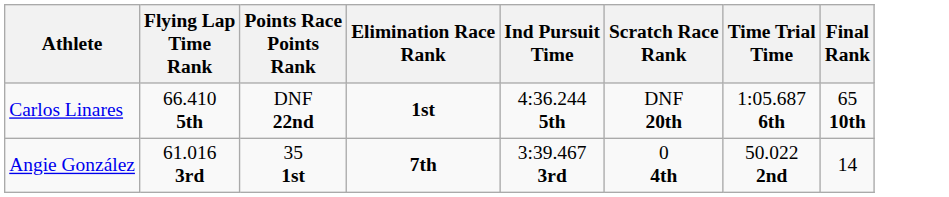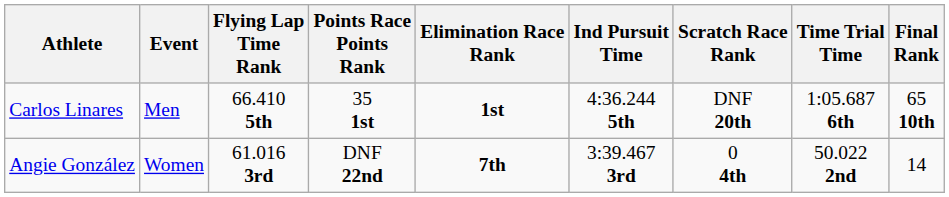+ column: (174, 43)
(293, 110) DNF 22nd -> (362, 110) 35 1st
(293, 165) 35 1st -> (362, 165) DNF 22nd
